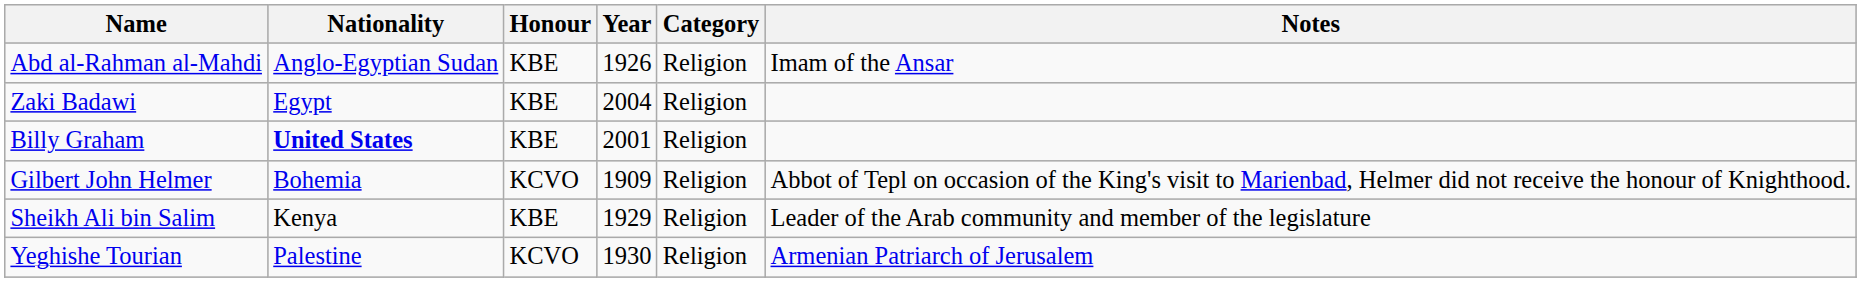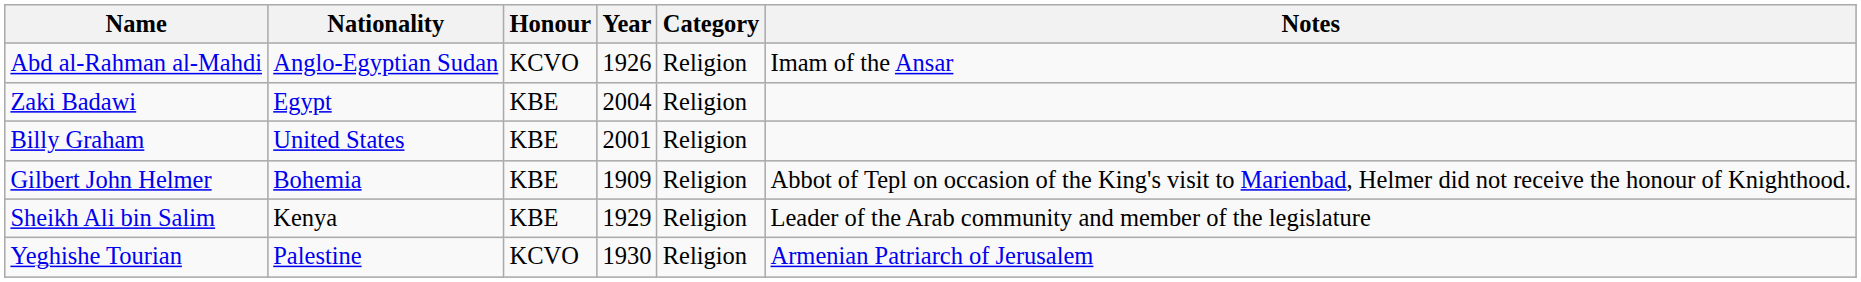(534, 62) KBE -> (544, 62) KCVO
(343, 140) bold -> (339, 140) normal
(544, 179) KCVO -> (534, 179) KBE
